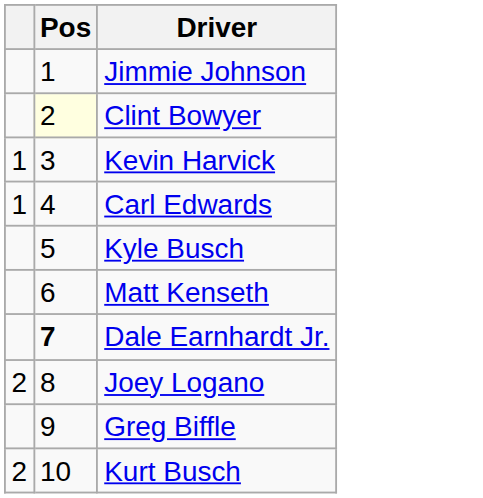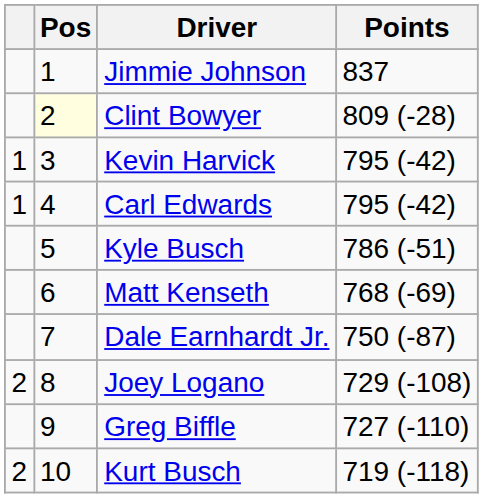+ column: (407, 27)
(48, 337) bold -> (48, 337) normal
